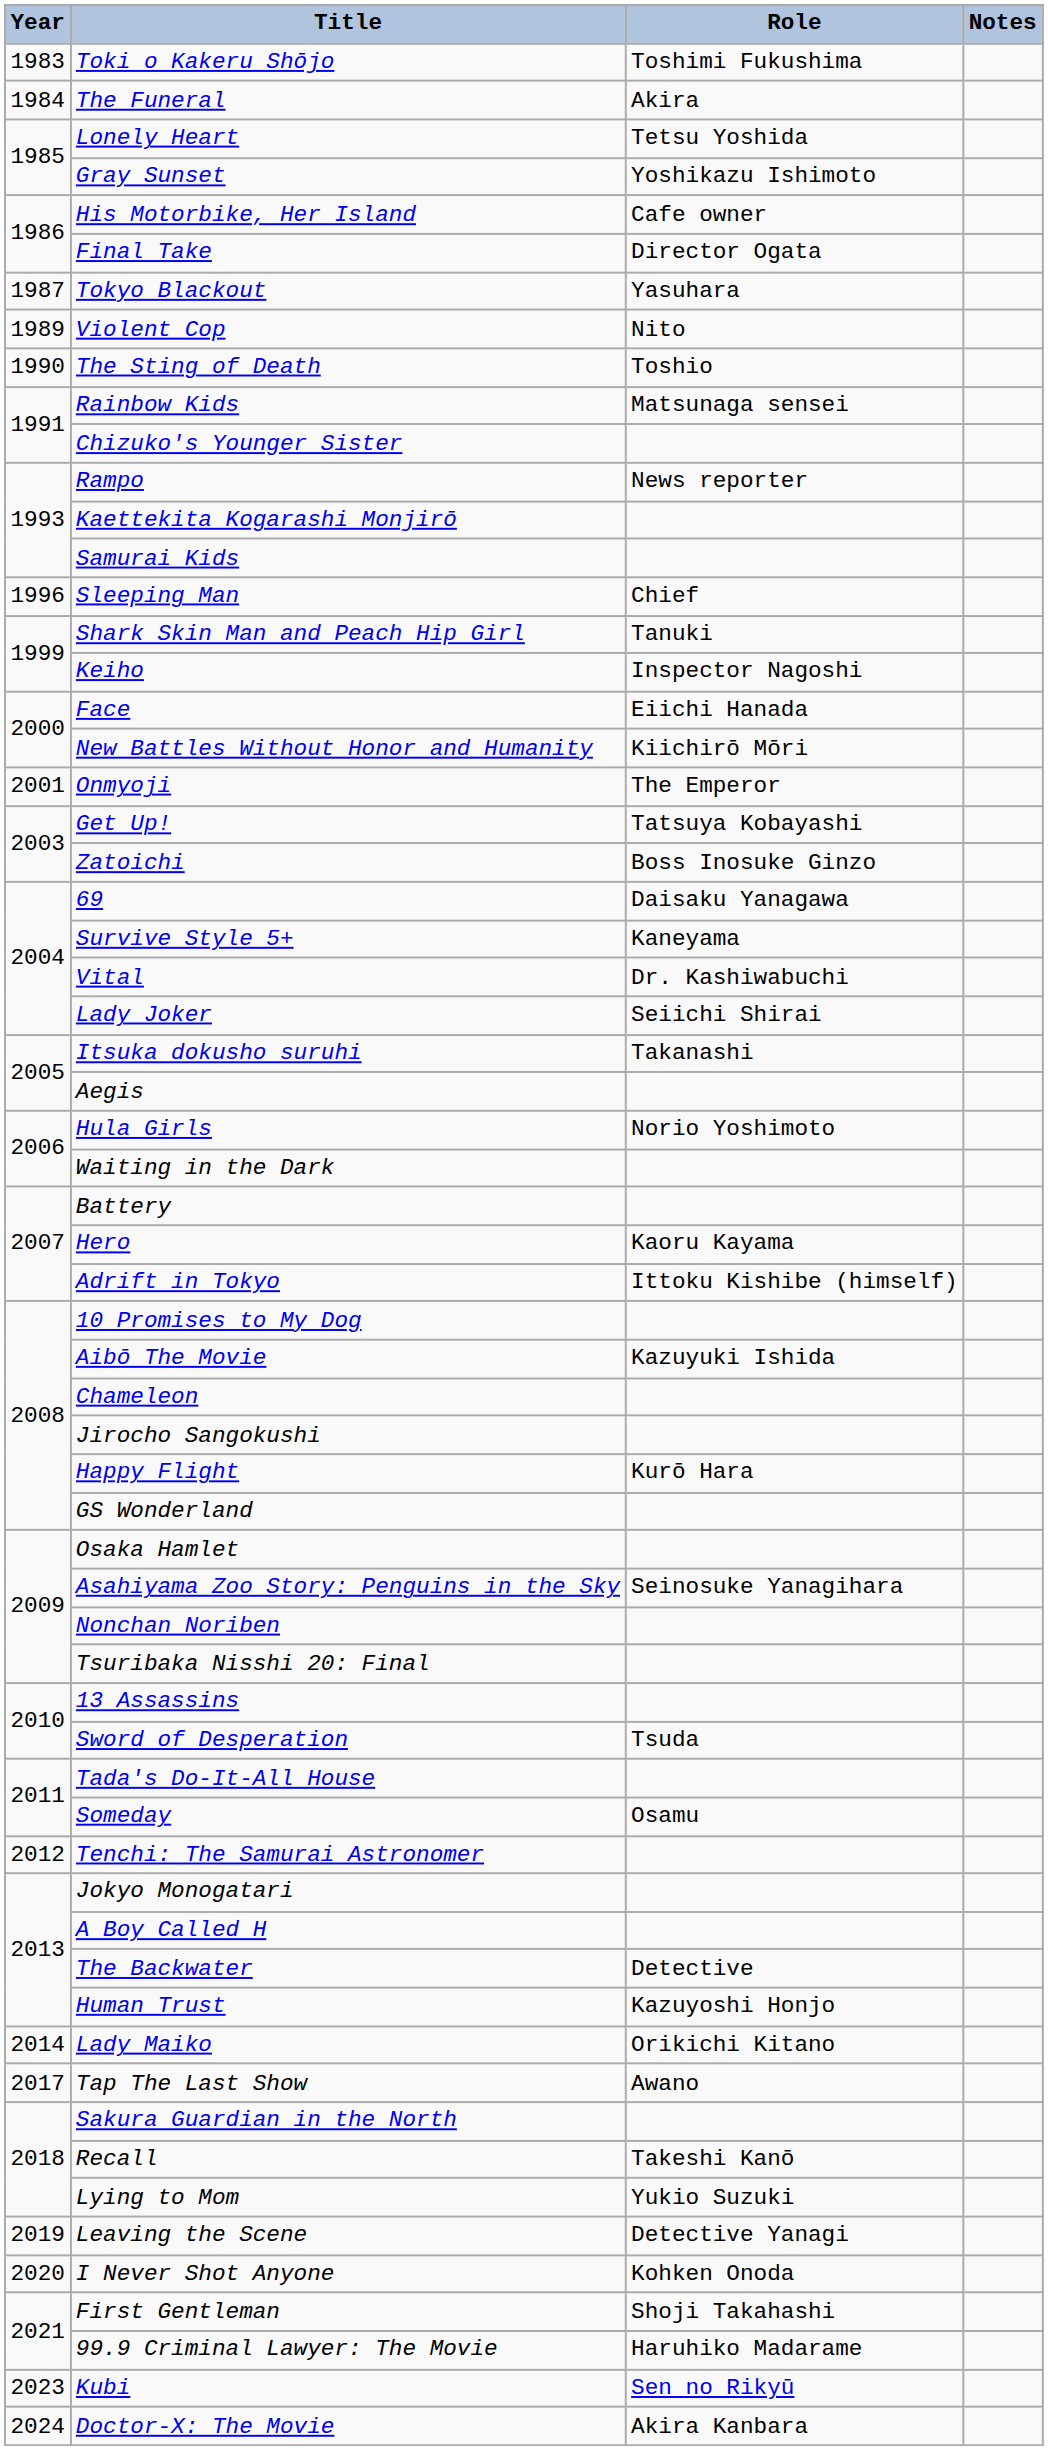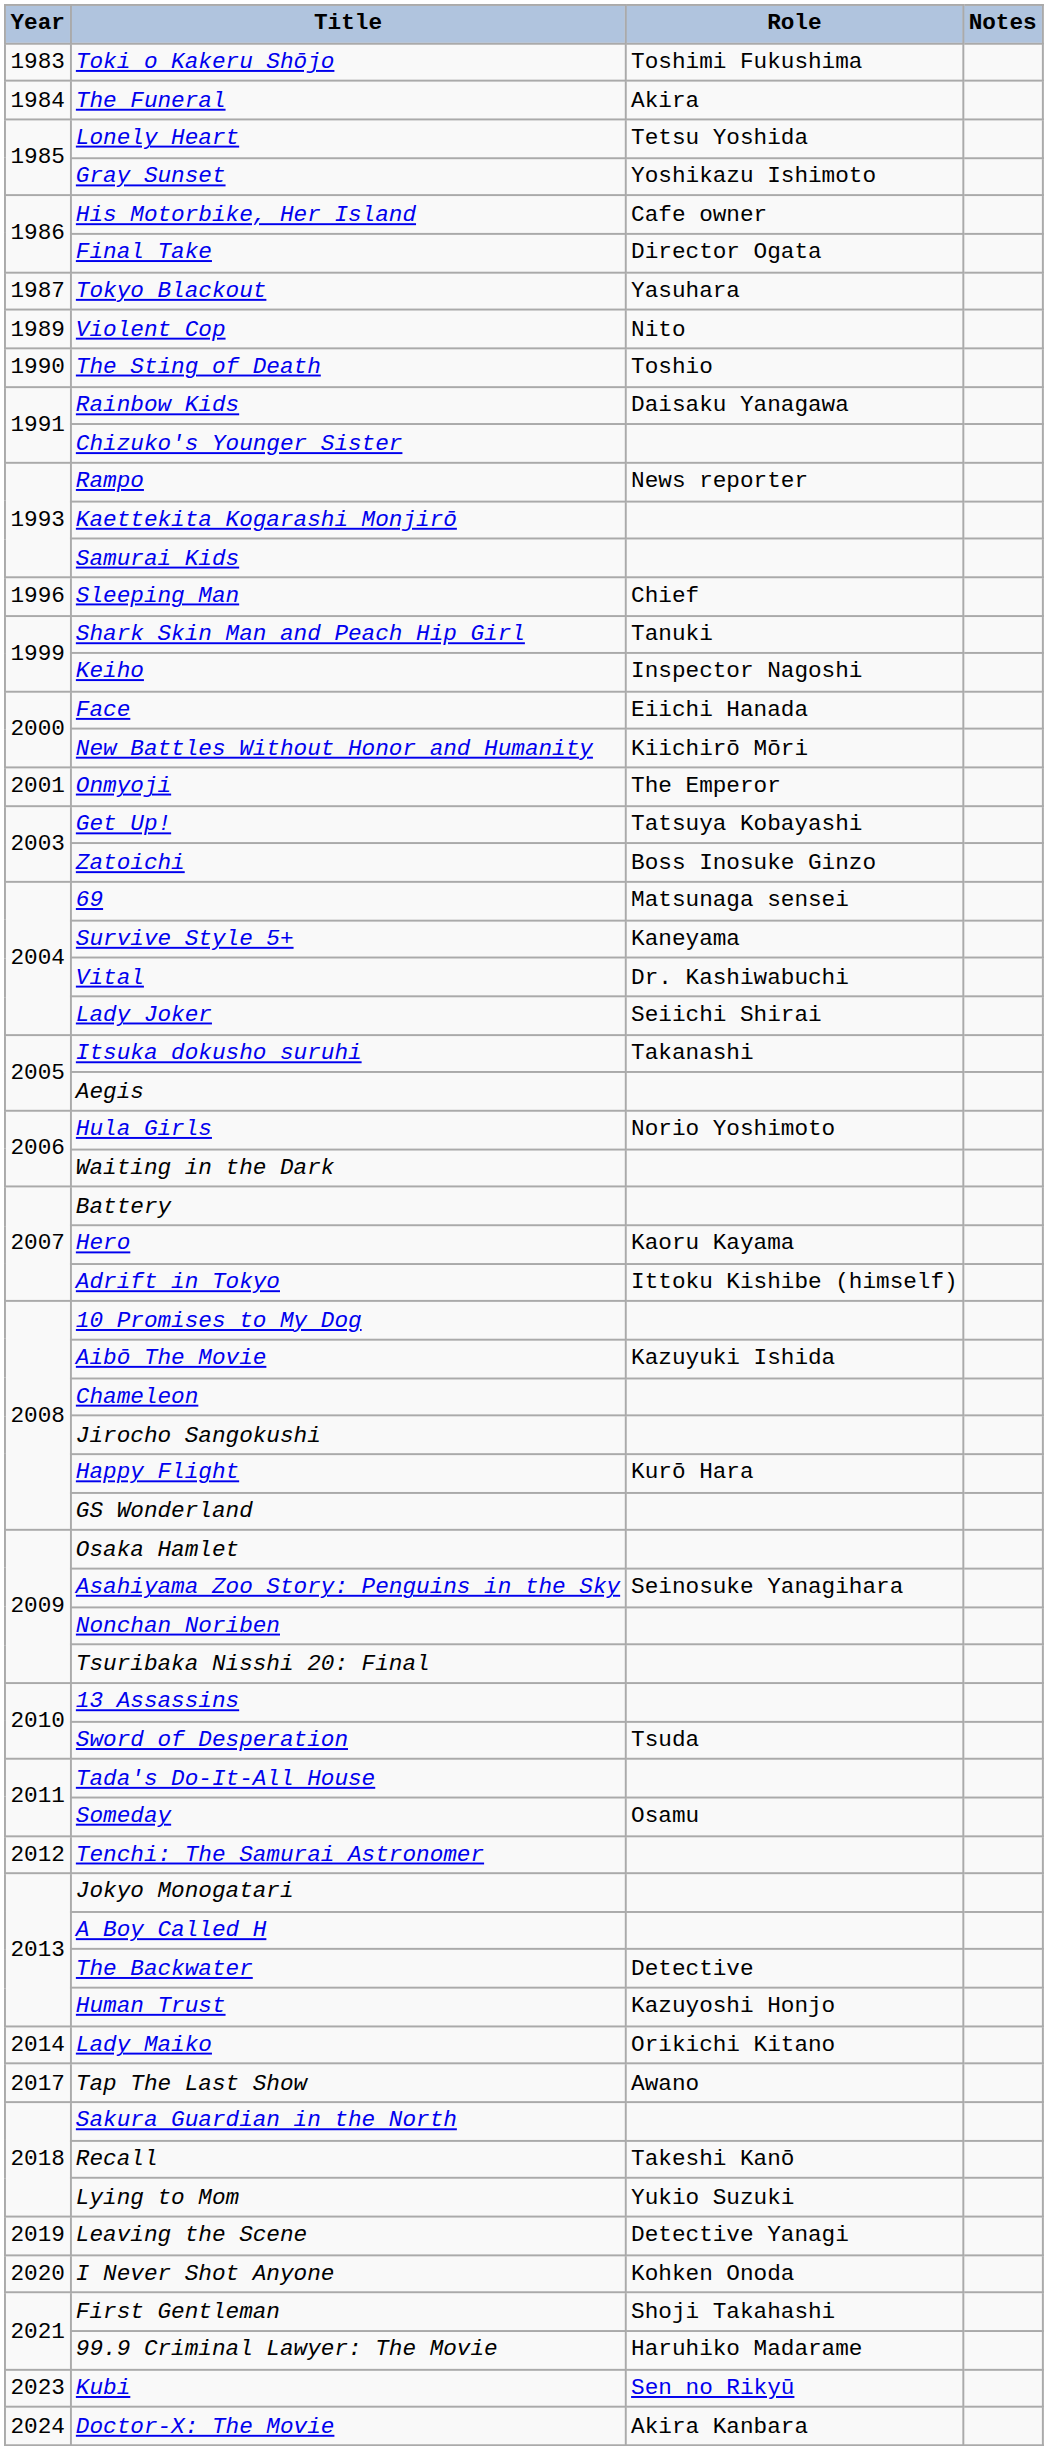(740, 405) Matsunaga sensei -> (740, 405) Daisaku Yanagawa
(740, 901) Daisaku Yanagawa -> (740, 901) Matsunaga sensei
